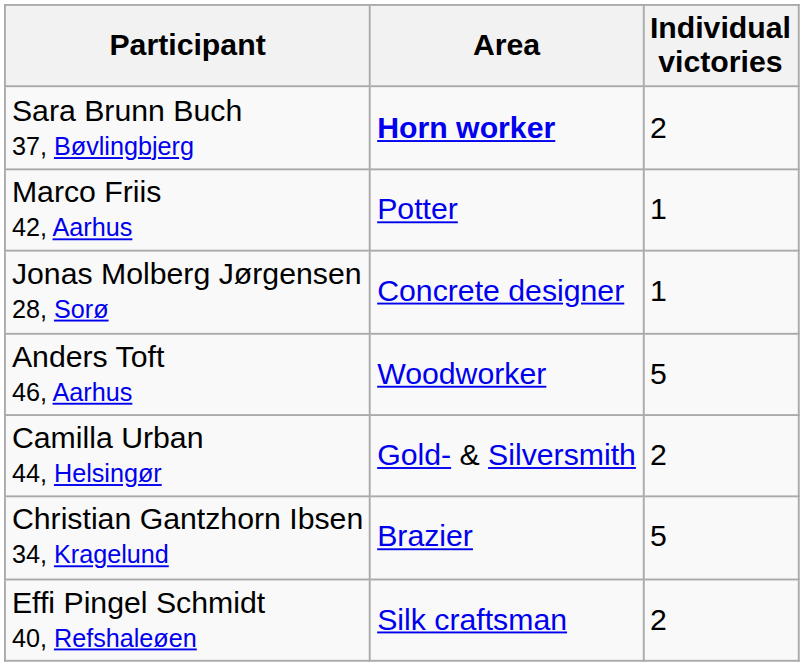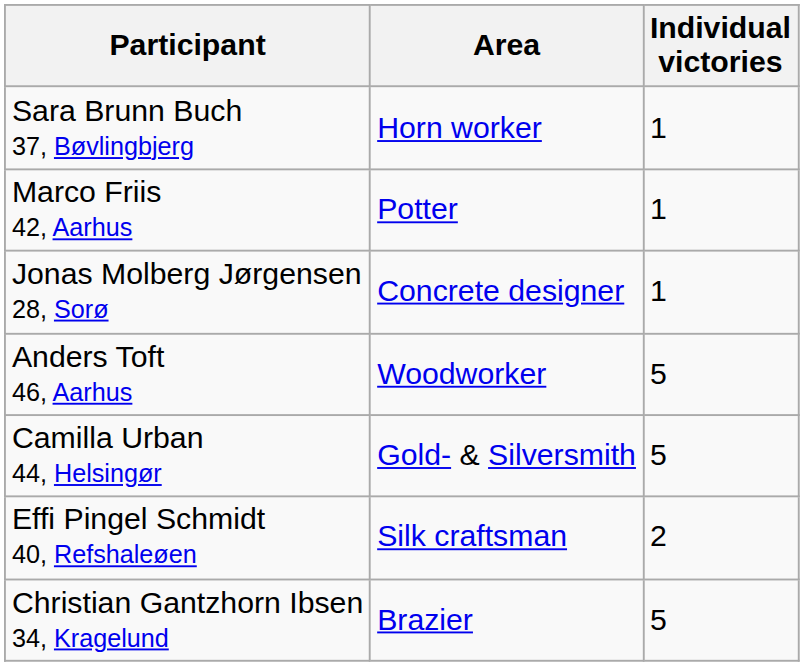(466, 127) bold -> (460, 127) normal
(658, 127) 2 -> (658, 127) 1
(658, 455) 2 -> (658, 455) 5
rows swapped: (188, 537) <-> (139, 619)
